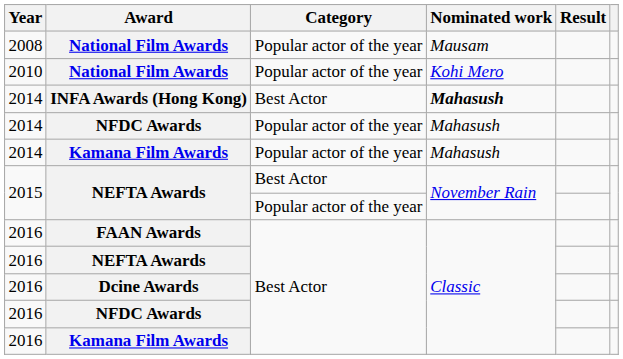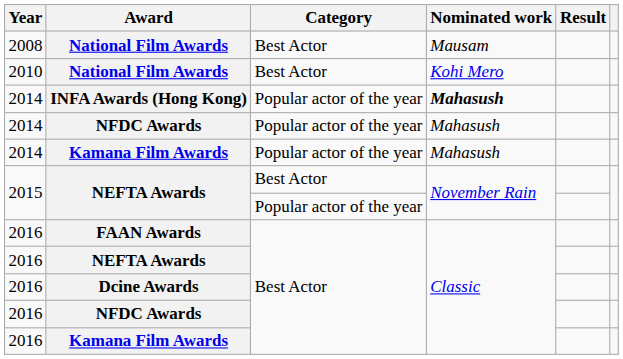(339, 44) Popular actor of the year -> (291, 44) Best Actor
(339, 71) Popular actor of the year -> (291, 71) Best Actor
(291, 98) Best Actor -> (339, 98) Popular actor of the year
